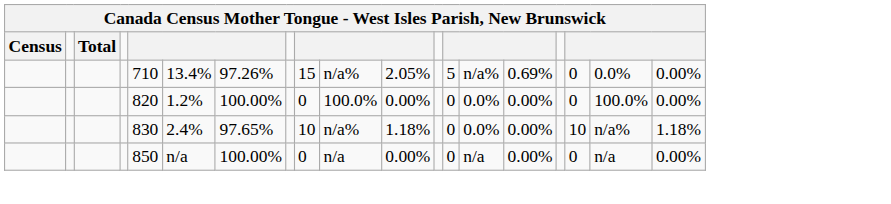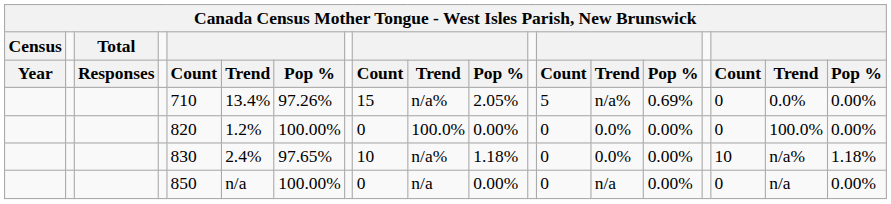+ row: (35, 73)
